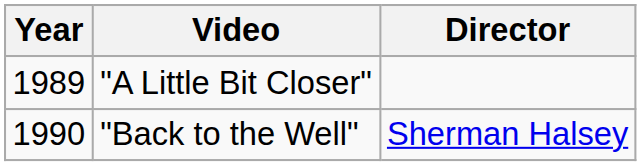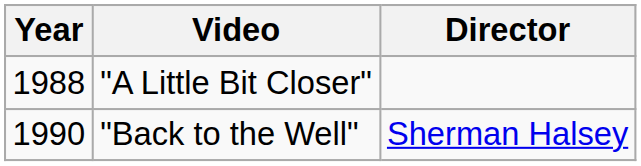(49, 82) 1989 -> (49, 82) 1988
